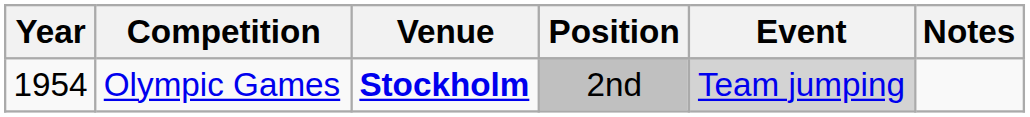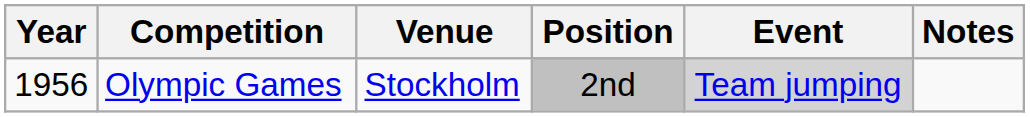(51, 84) 1954 -> (51, 84) 1956
(444, 84) bold -> (442, 84) normal
